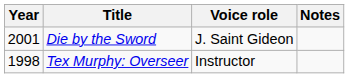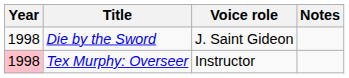(24, 38) 2001 -> (24, 38) 1998
(24, 61) no background -> (24, 61) pink background
